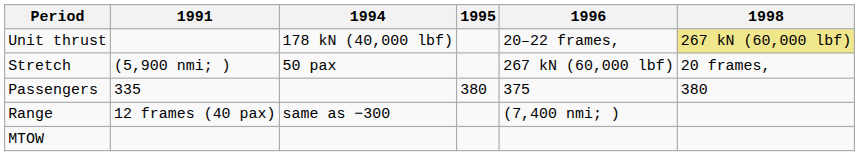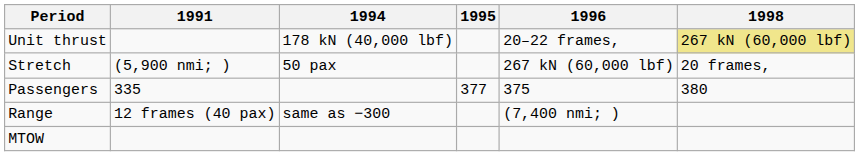(474, 90) 380 -> (474, 90) 377
